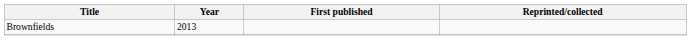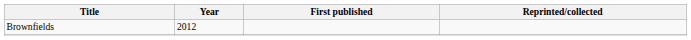(187, 27) 2013 -> (187, 27) 2012
